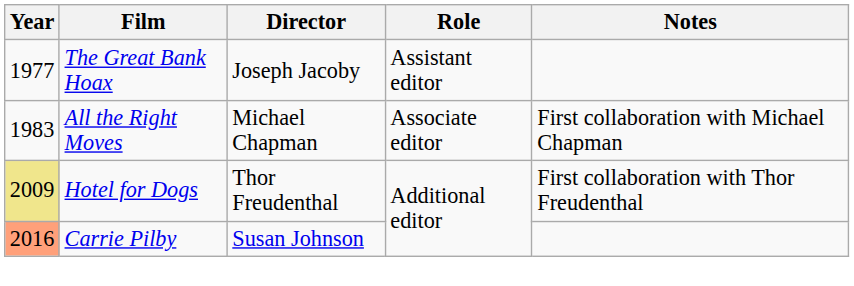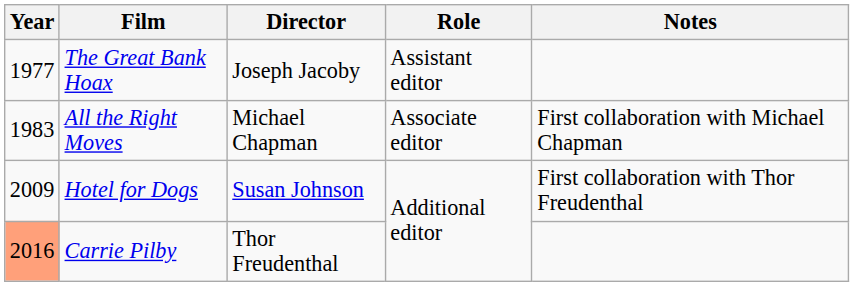(32, 190) khaki background -> (32, 190) no background
(285, 190) Thor Freudenthal -> (298, 190) Susan Johnson
(298, 238) Susan Johnson -> (285, 250) Thor Freudenthal
